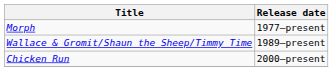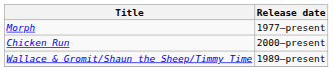rows swapped: (129, 43) <-> (38, 58)
